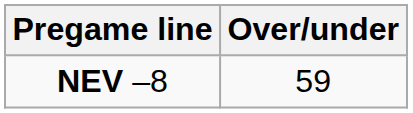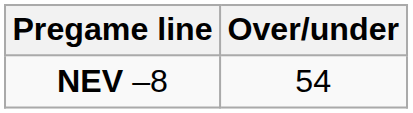(313, 81) 59 -> (313, 81) 54
